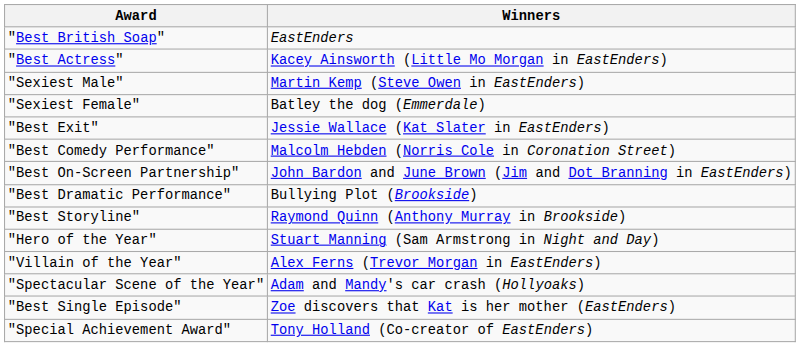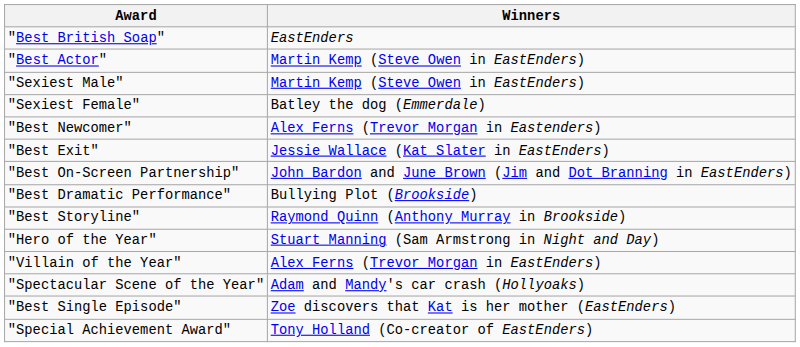+ row: (57, 61)
- row: (66, 61)
+ row: (70, 128)
- row: (111, 151)
